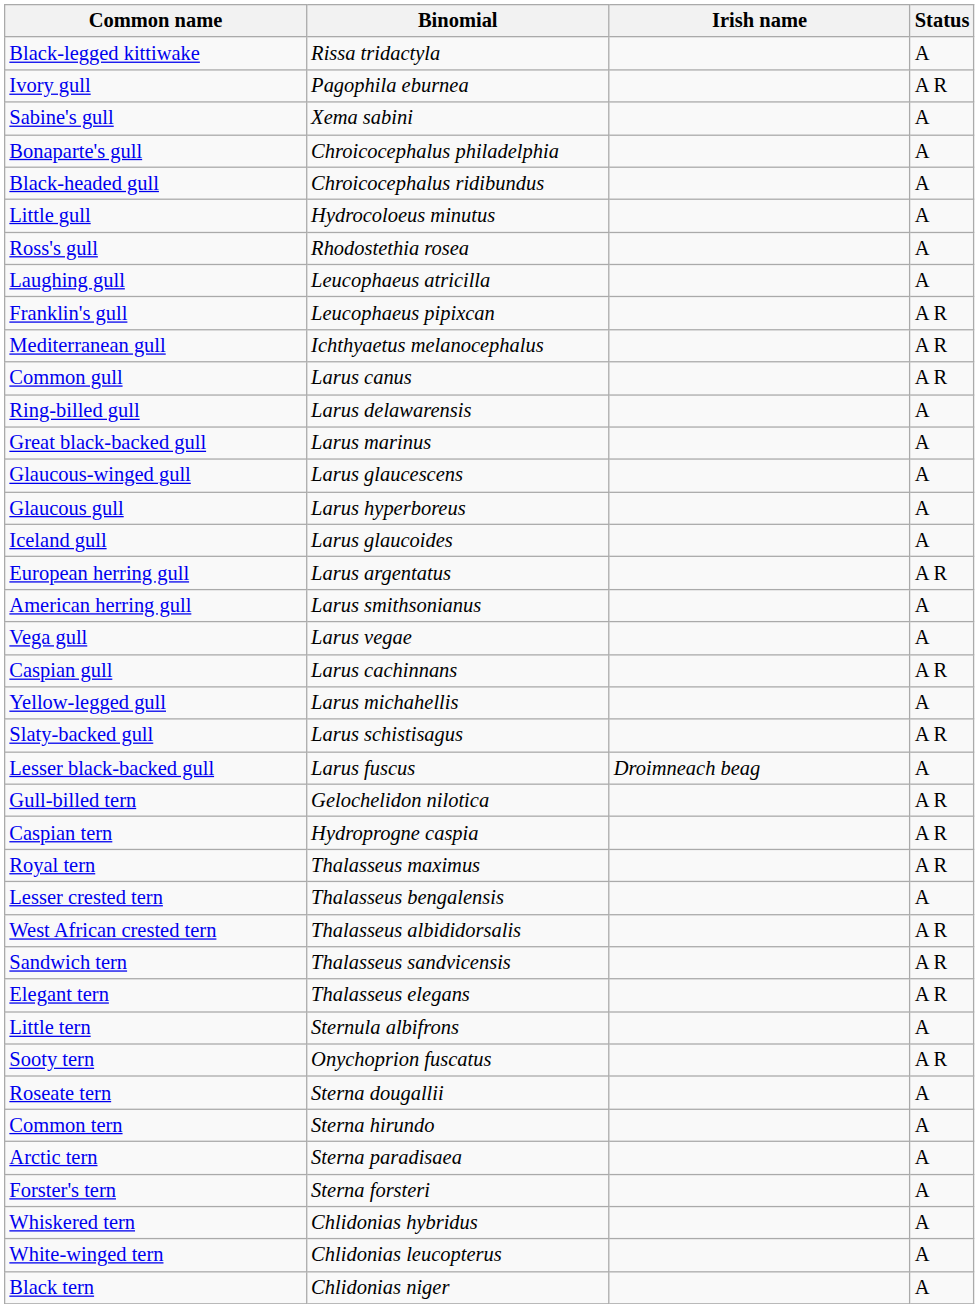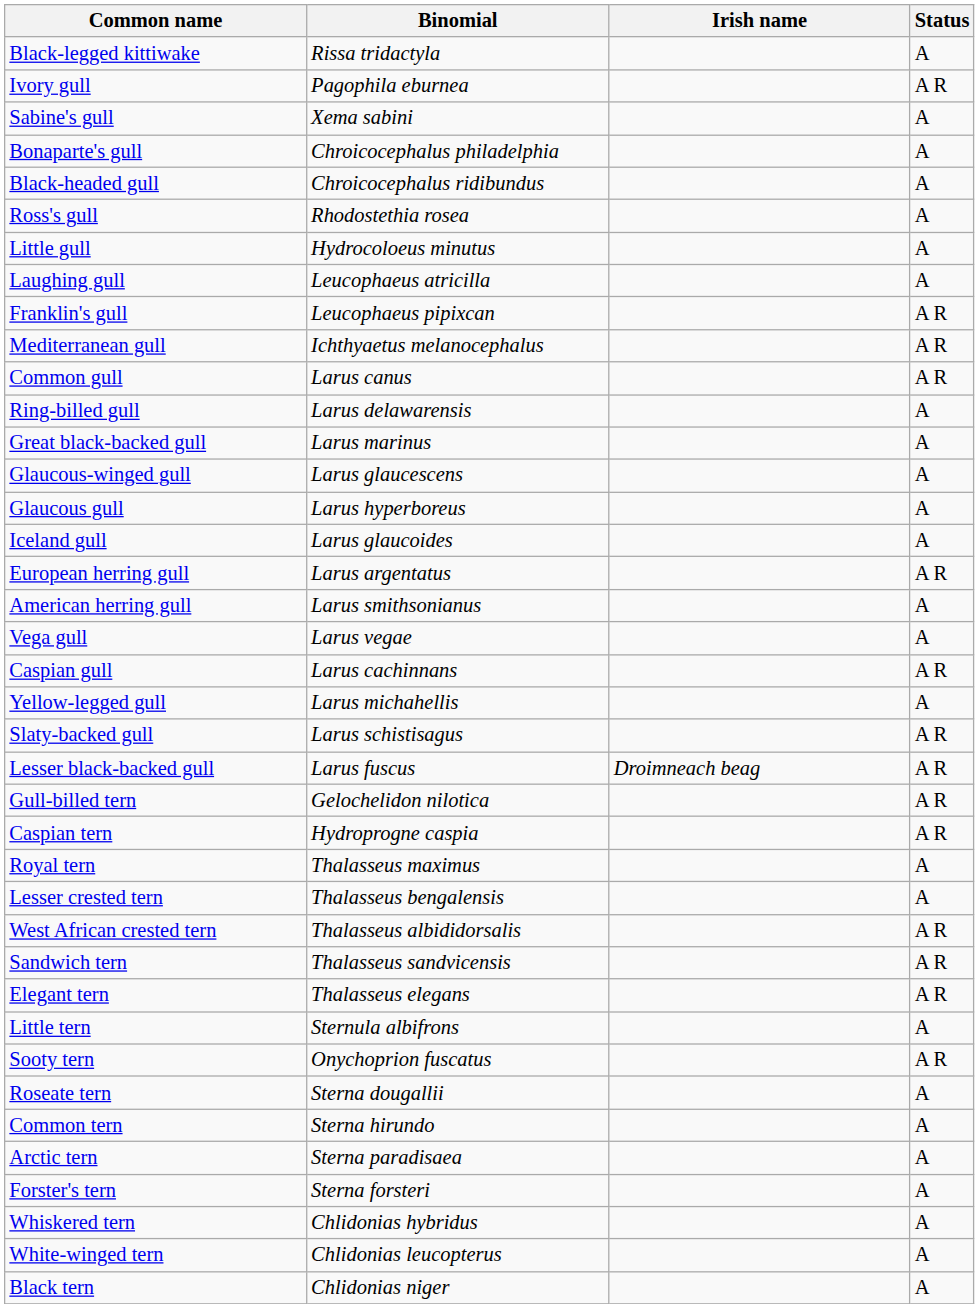rows swapped: (50, 215) <-> (54, 248)
(922, 767) A -> (931, 767) A R
(931, 865) A R -> (922, 865) A
